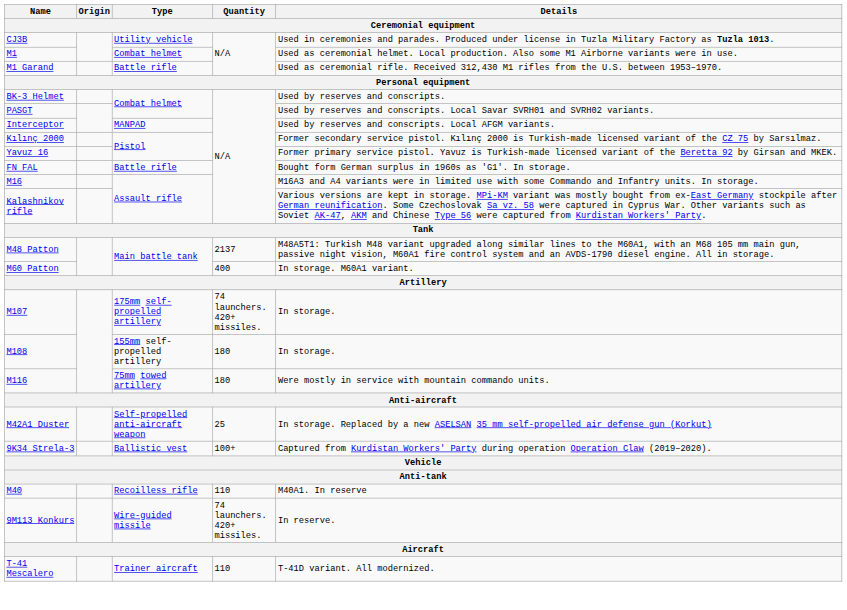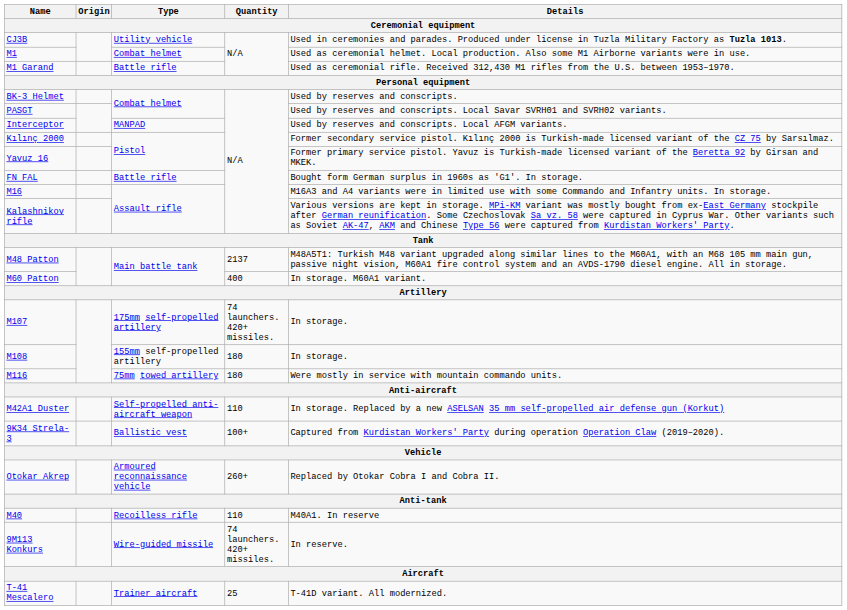(220, 424) 25 -> (235, 409) 110
+ row: (38, 477)
(222, 569) 110 -> (232, 593) 25
